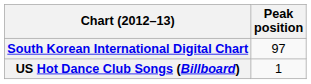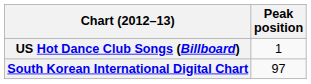rows swapped: (128, 48) <-> (128, 68)
